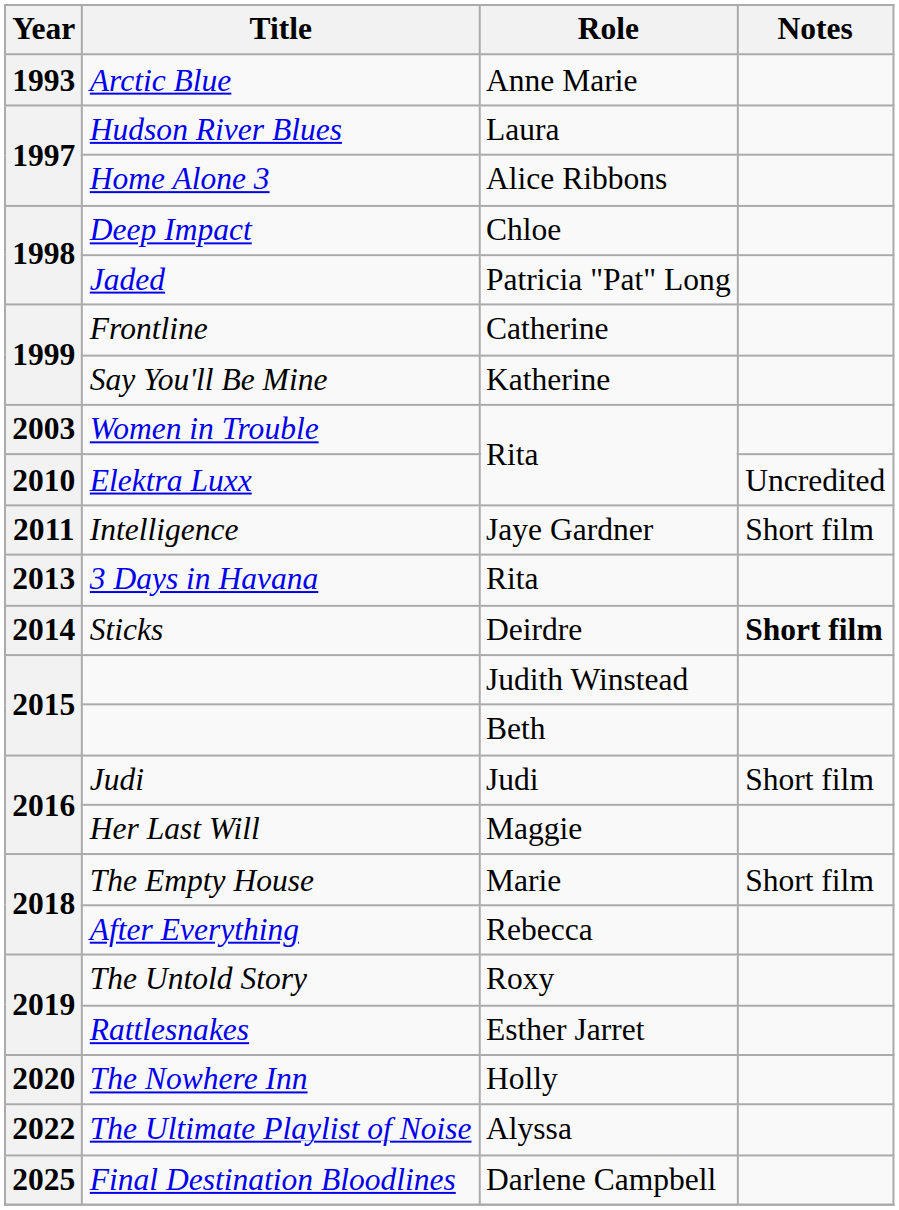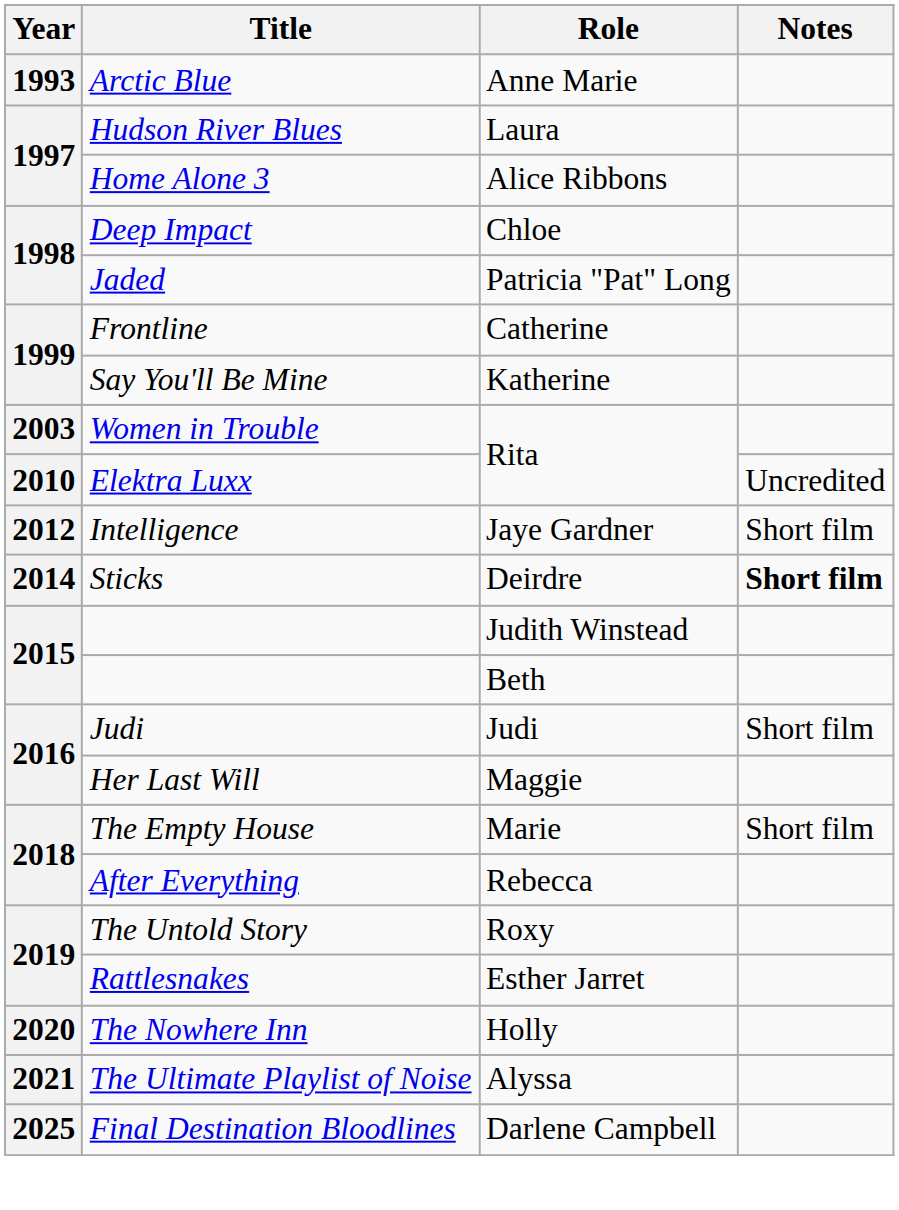(44, 529) 2011 -> (44, 529) 2012
- row: (204, 579)
(44, 1129) 2022 -> (44, 1079) 2021
